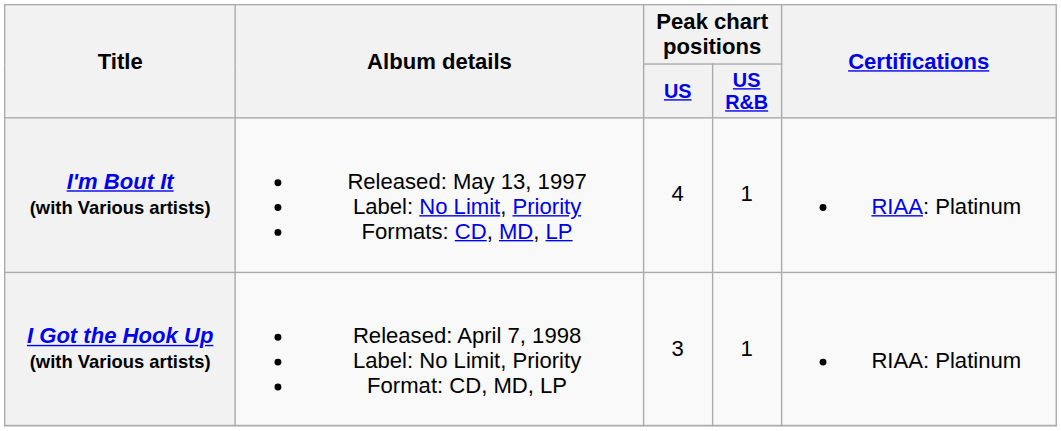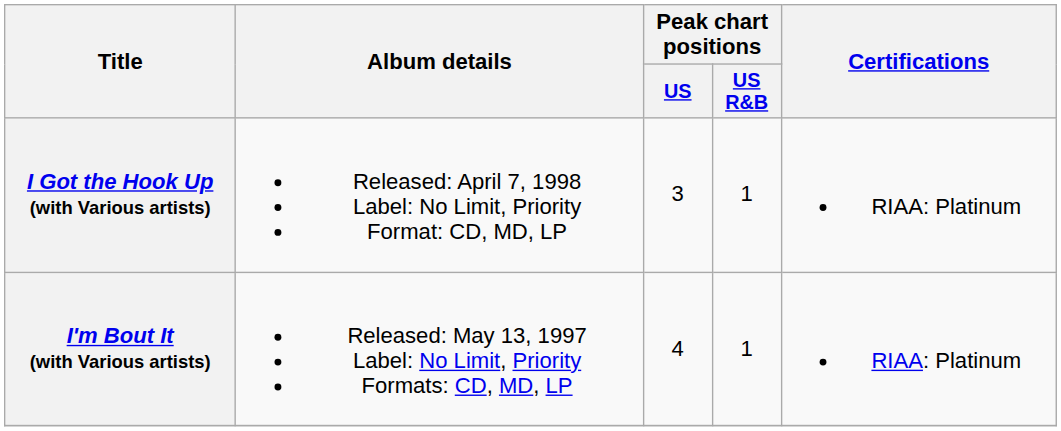rows swapped: (120, 194) <-> (120, 348)
